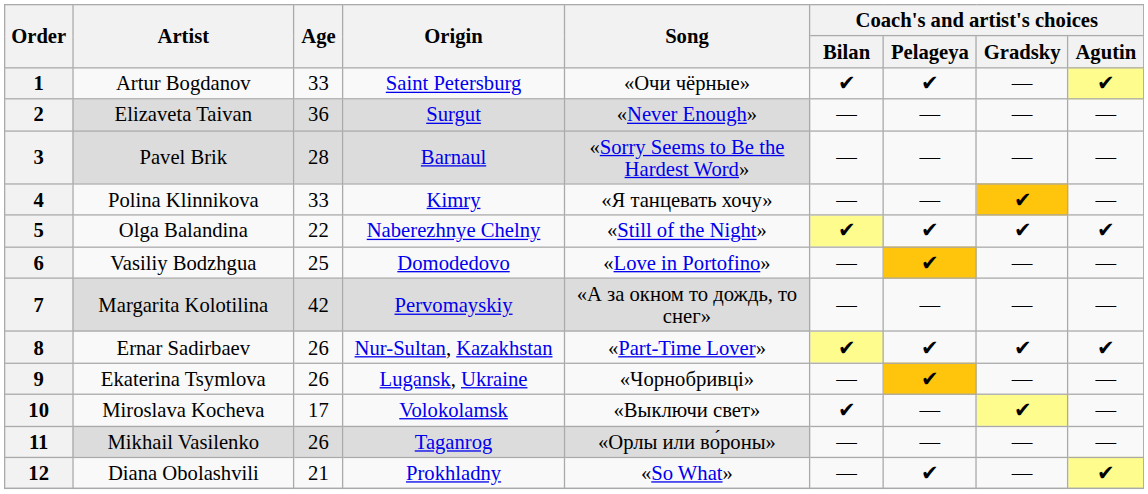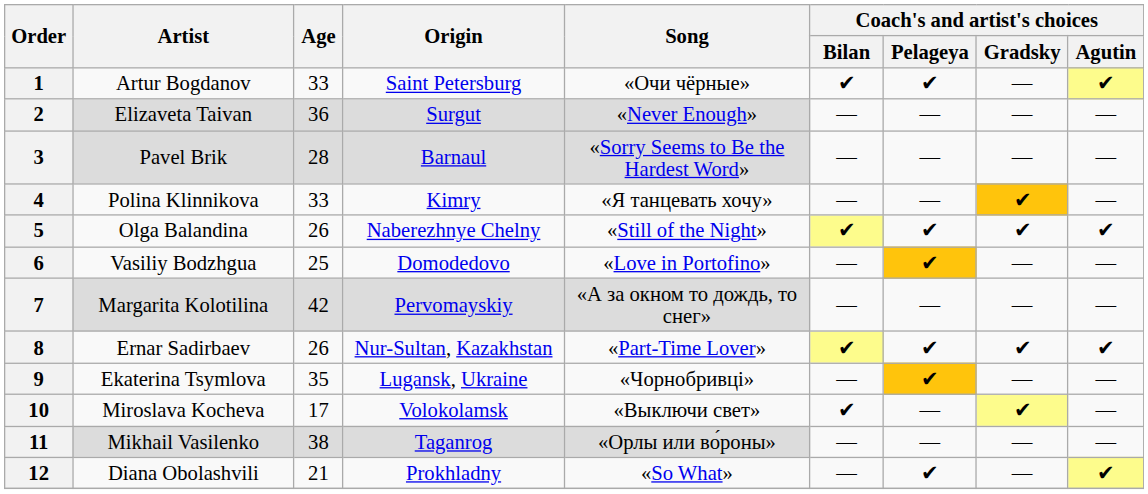(318, 231) 22 -> (318, 231) 26
(318, 379) 26 -> (318, 379) 35
(318, 442) 26 -> (318, 442) 38
